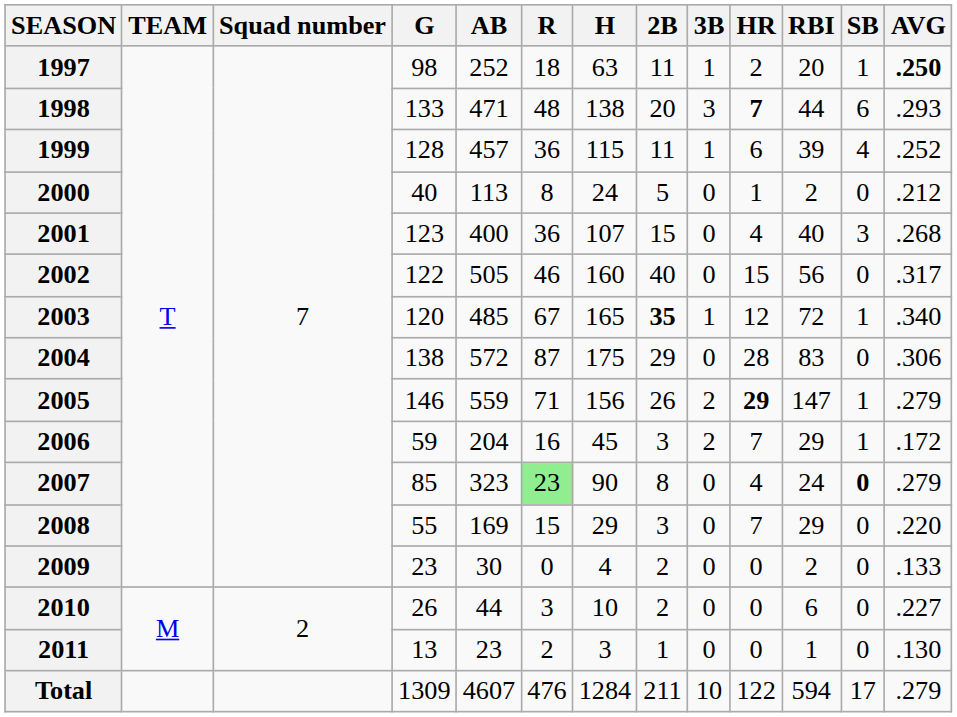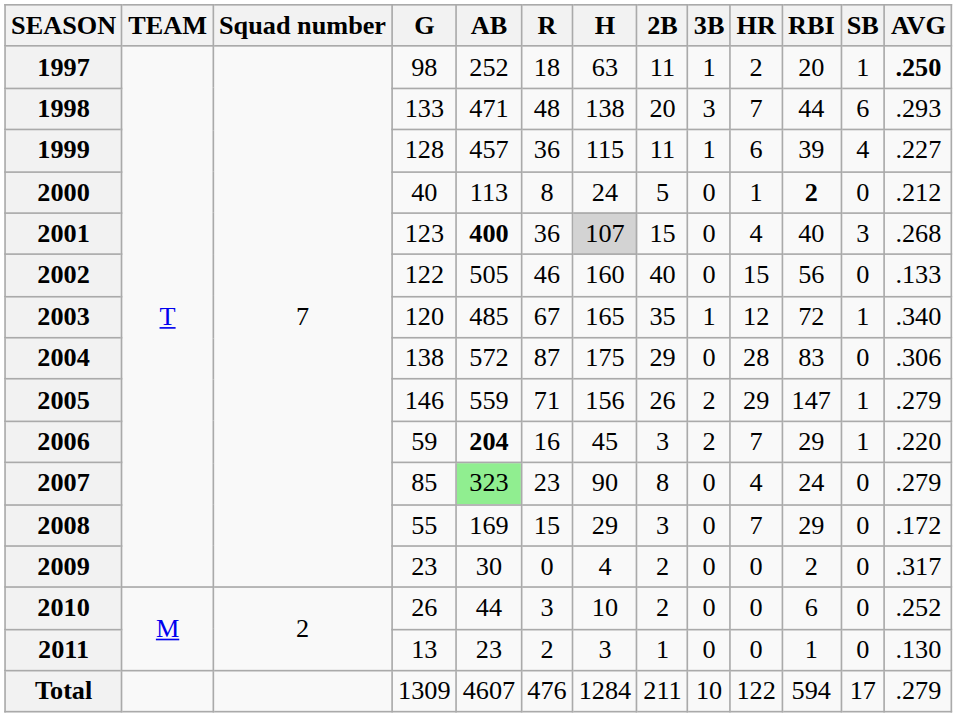(756, 108) bold -> (756, 108) normal
(918, 150) .252 -> (918, 150) .227
(811, 191) normal -> (811, 191) bold
(489, 233) normal -> (489, 233) bold
(605, 233) no background -> (605, 233) lightgrey background
(918, 274) .317 -> (918, 274) .133
(662, 316) bold -> (662, 316) normal
(756, 399) bold -> (756, 399) normal
(489, 441) normal -> (489, 441) bold
(918, 441) .172 -> (918, 441) .220
(489, 483) no background -> (489, 483) lightgreen background
(547, 483) lightgreen background -> (547, 483) no background
(863, 483) bold -> (863, 483) normal
(918, 524) .220 -> (918, 524) .172
(918, 566) .133 -> (918, 566) .317
(918, 607) .227 -> (918, 607) .252
